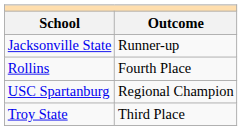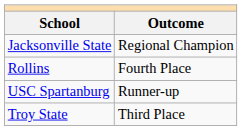(149, 45) Runner-up -> (176, 45) Regional Champion
(176, 91) Regional Champion -> (149, 91) Runner-up
